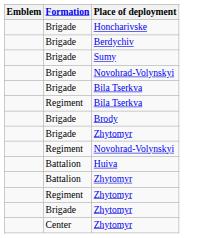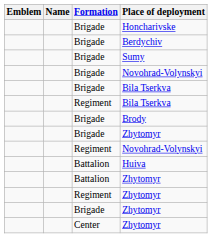+ column: (58, 12)
